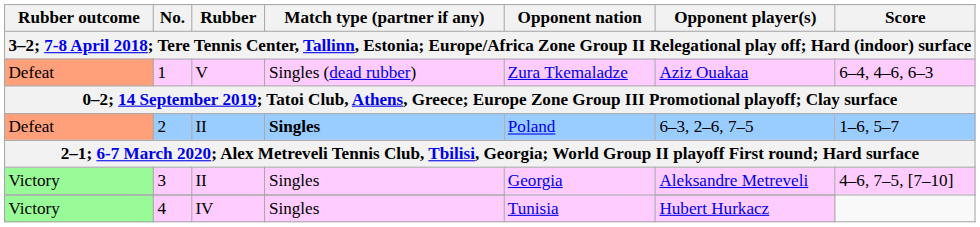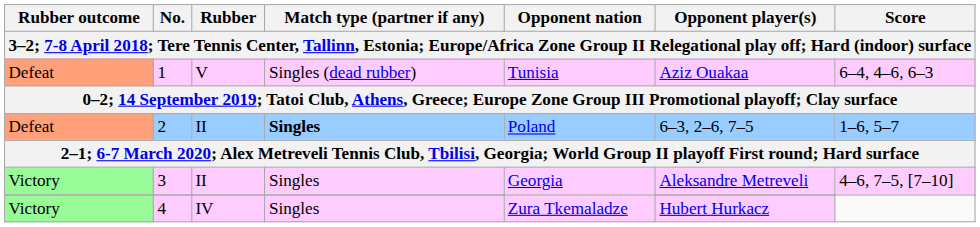(568, 72) Zura Tkemaladze -> (533, 72) Tunisia
(533, 208) Tunisia -> (568, 208) Zura Tkemaladze
